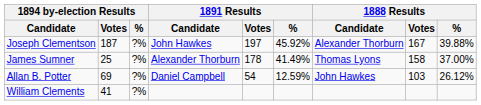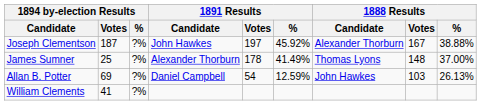(457, 44) 39.88% -> (457, 44) 38.88%
(417, 60) 158 -> (417, 60) 148
(457, 76) 26.12% -> (457, 76) 26.13%
